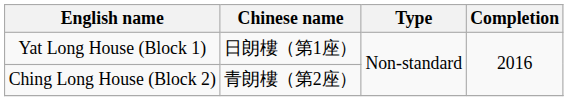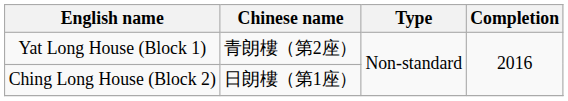(291, 47) 日朗樓（第1座） -> (291, 47) 青朗樓（第2座）
(291, 79) 青朗樓（第2座） -> (291, 79) 日朗樓（第1座）
